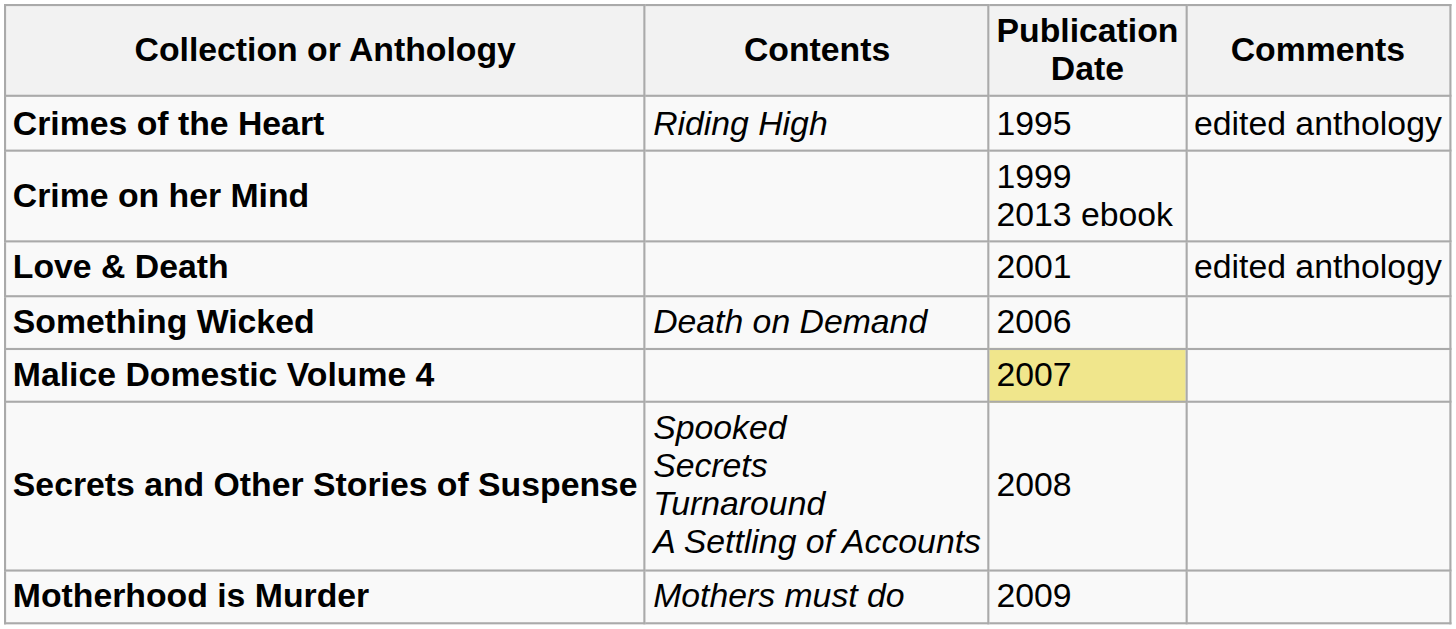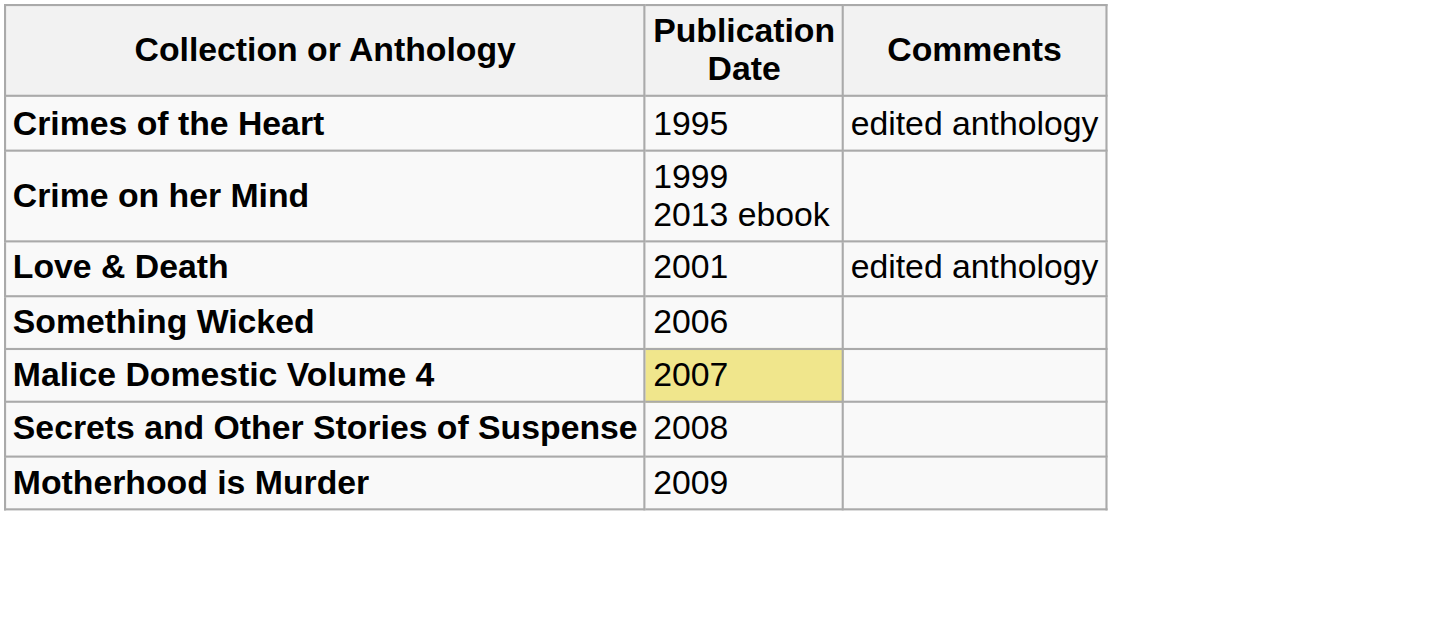- column: (817, 50)
